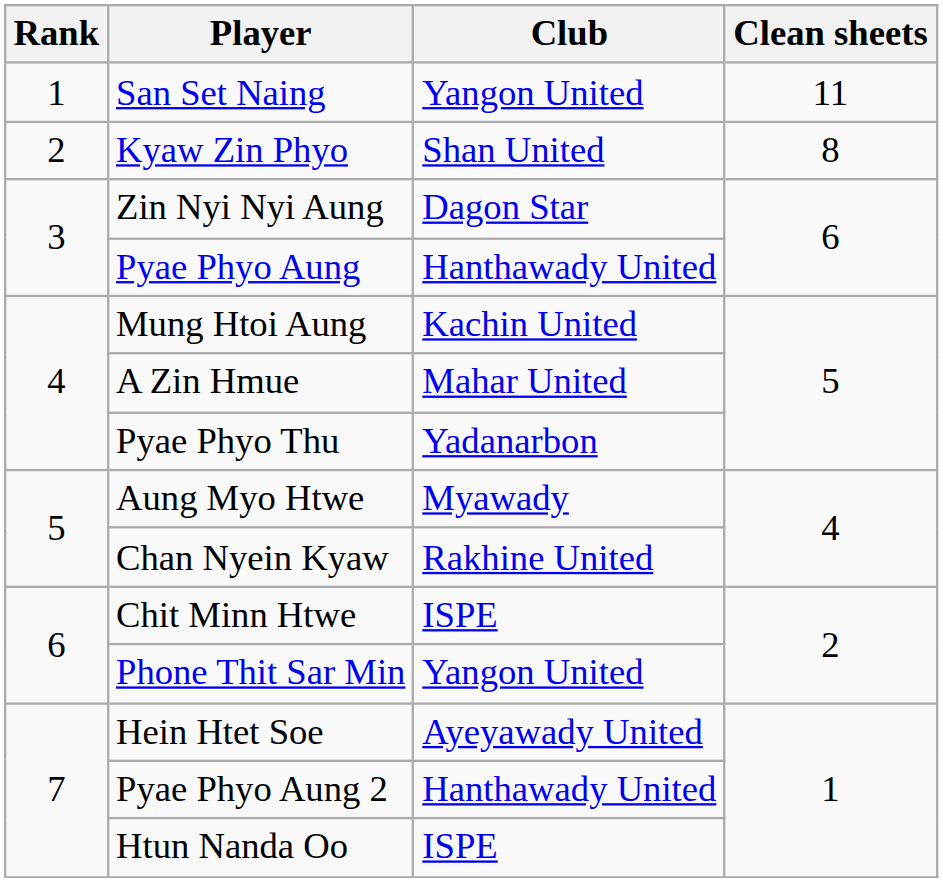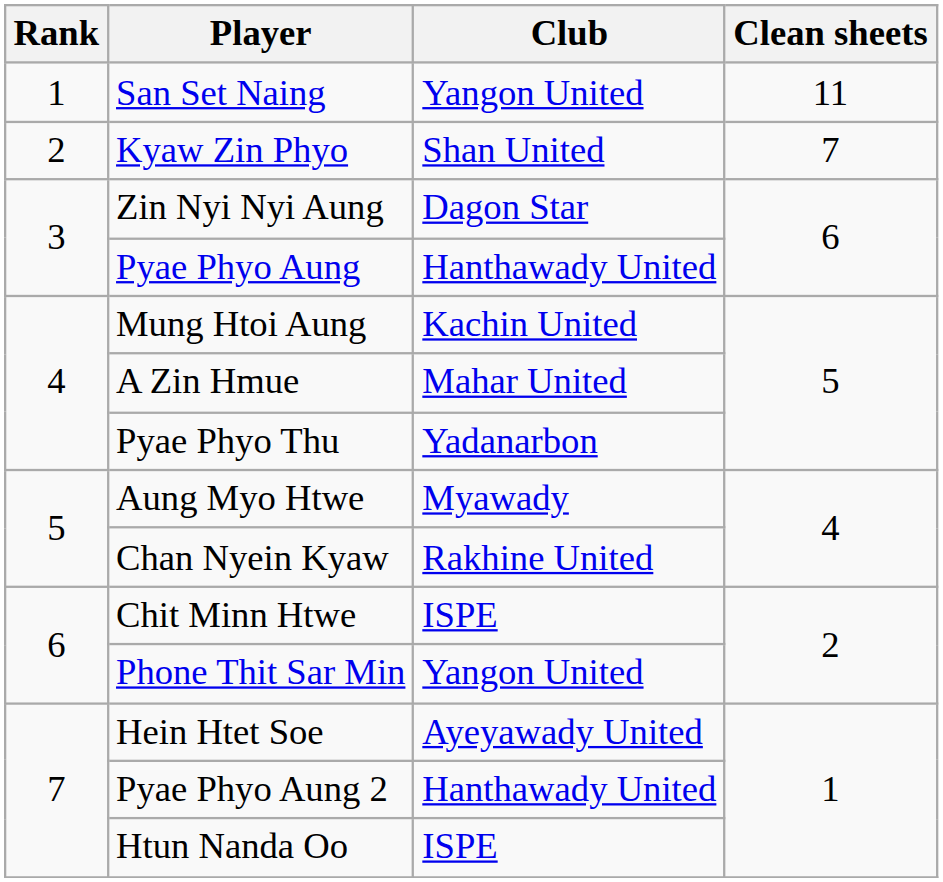(830, 149) 8 -> (830, 149) 7
